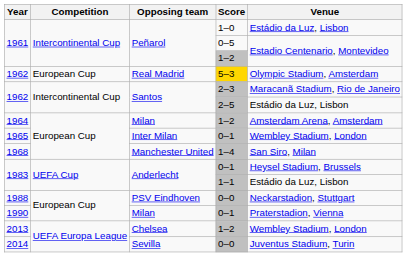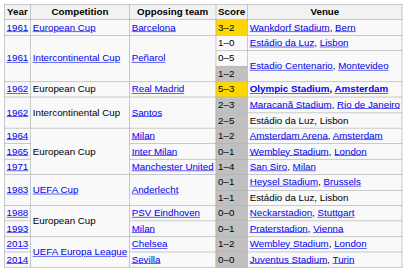+ row: (154, 27)
(314, 74) normal -> (319, 89) bold
(17, 151) 1968 -> (17, 167) 1971
(17, 213) 1990 -> (17, 228) 1993
